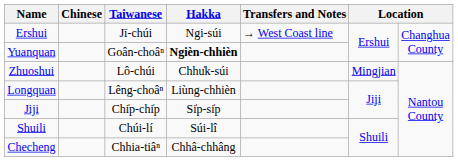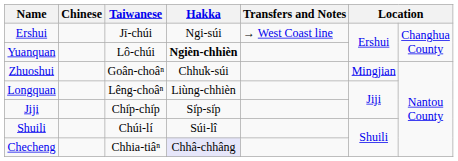(136, 52) Goân-choâⁿ -> (136, 52) Lô-chúi
(136, 71) Lô-chúi -> (136, 71) Goân-choâⁿ
(203, 147) no background -> (203, 147) lavender background
